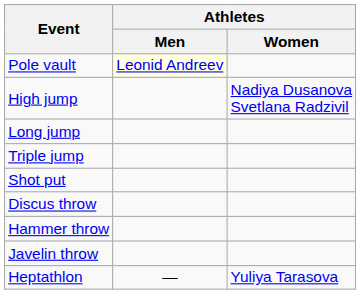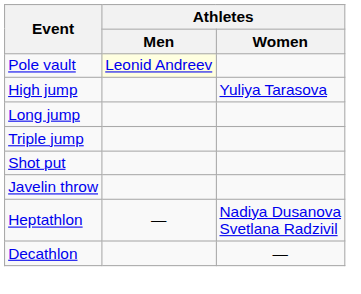(291, 99) Nadiya Dusanova Svetlana Radzivil -> (273, 90) Yuliya Tarasova
- row: (52, 205)
- row: (59, 229)
(284, 278) Yuliya Tarasova -> (280, 220) Nadiya Dusanova Svetlana Radzivil
+ row: (43, 253)
